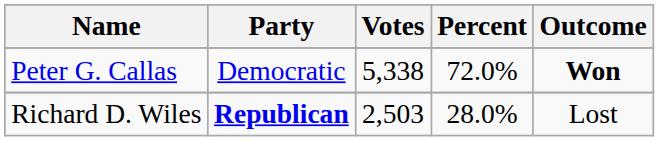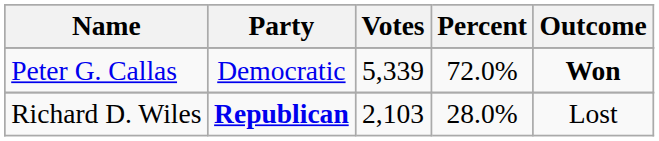(393, 69) 5,338 -> (393, 69) 5,339
(393, 113) 2,503 -> (393, 113) 2,103
